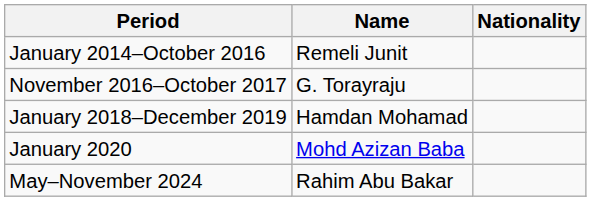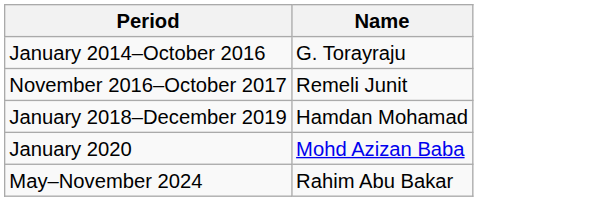- column: (529, 21)
(352, 53) Remeli Junit -> (351, 53) G. Torayraju
(351, 85) G. Torayraju -> (352, 85) Remeli Junit
